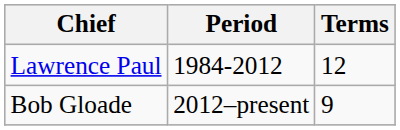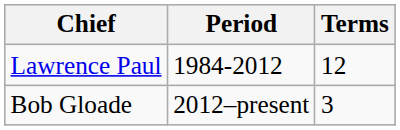(327, 104) 9 -> (327, 104) 3
